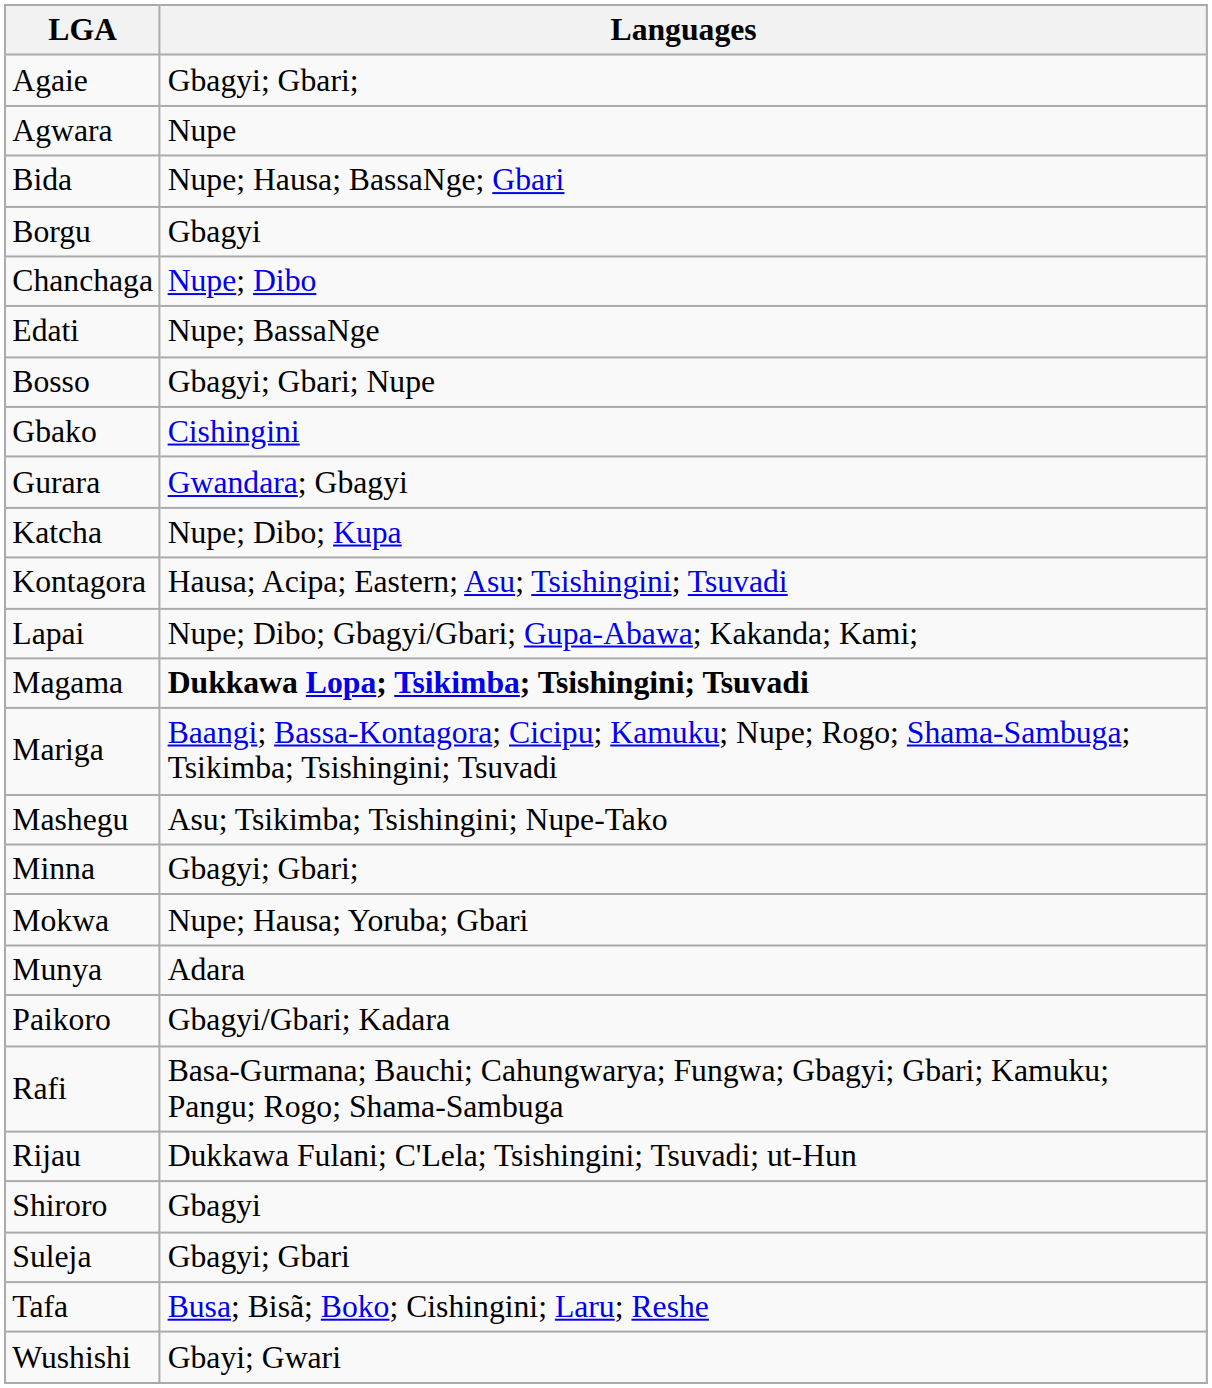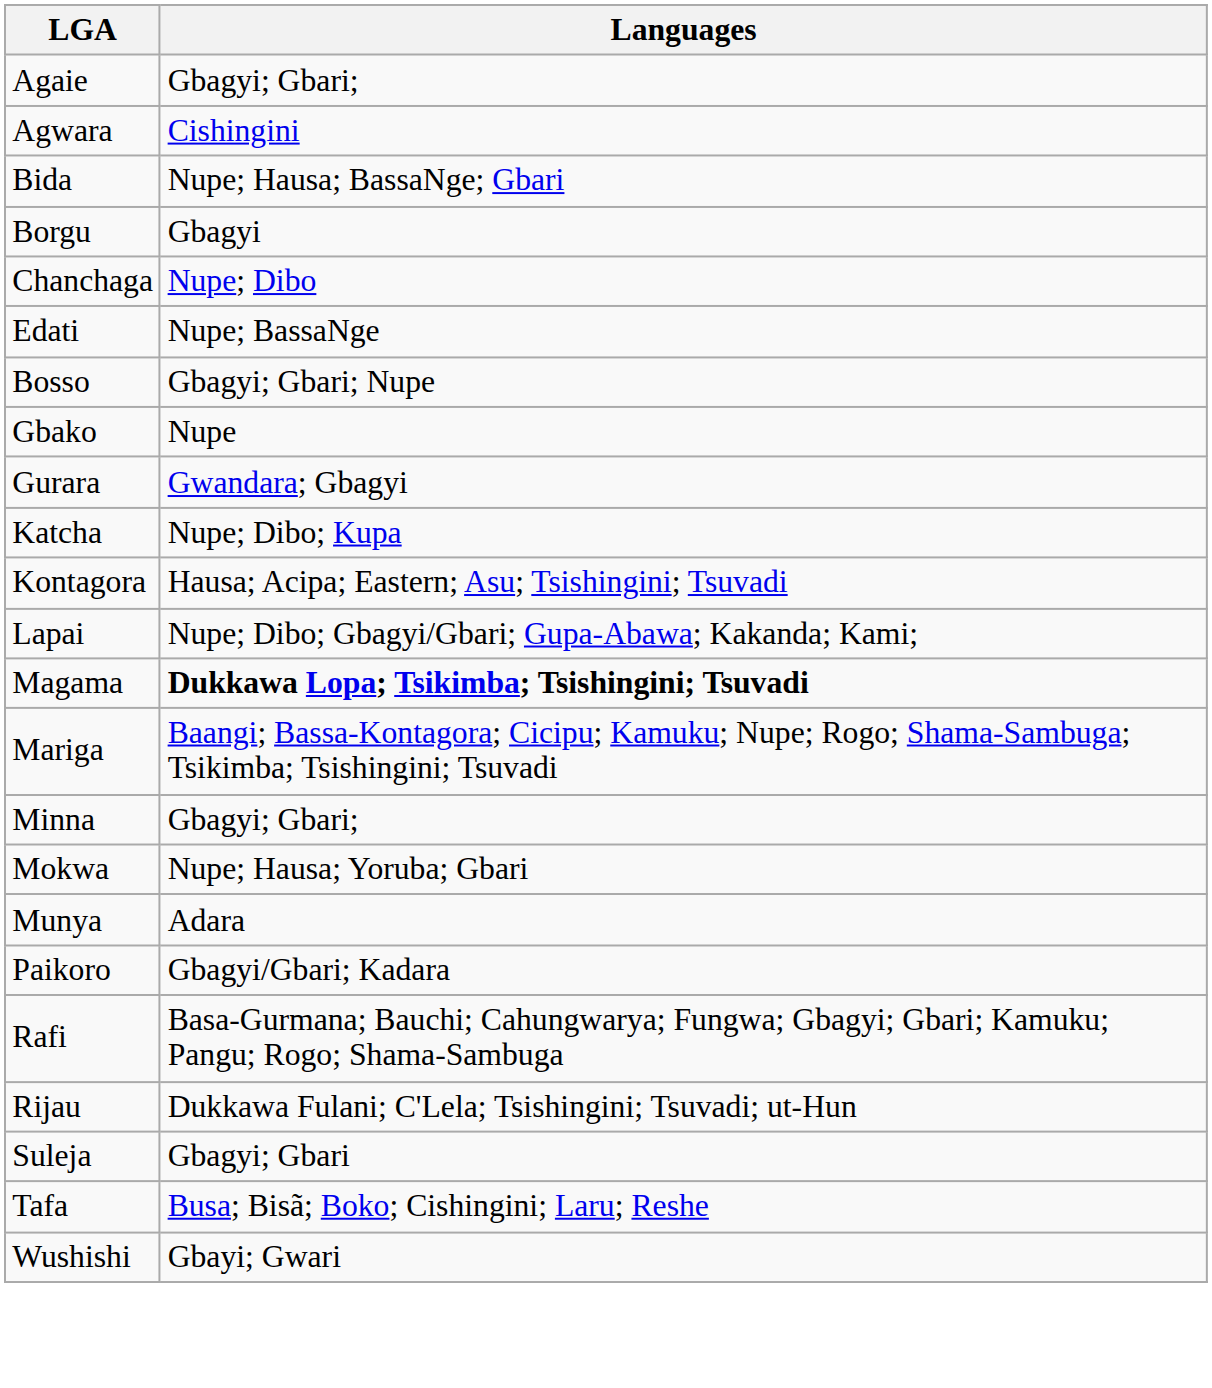(202, 130) Nupe -> (234, 130) Cishingini
(234, 431) Cishingini -> (202, 431) Nupe
- row: (70, 818)
- row: (60, 1206)
